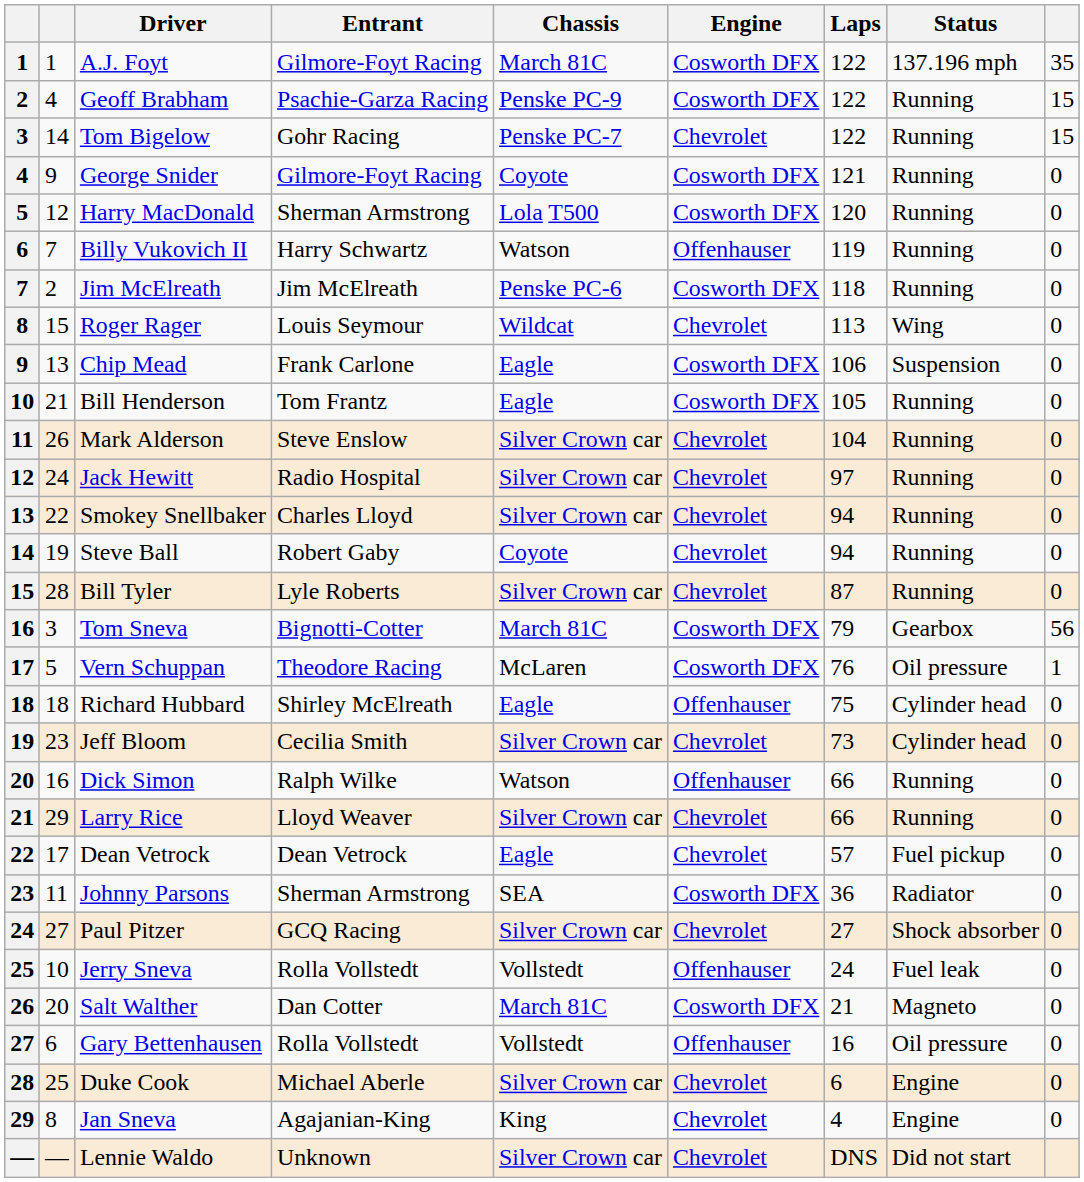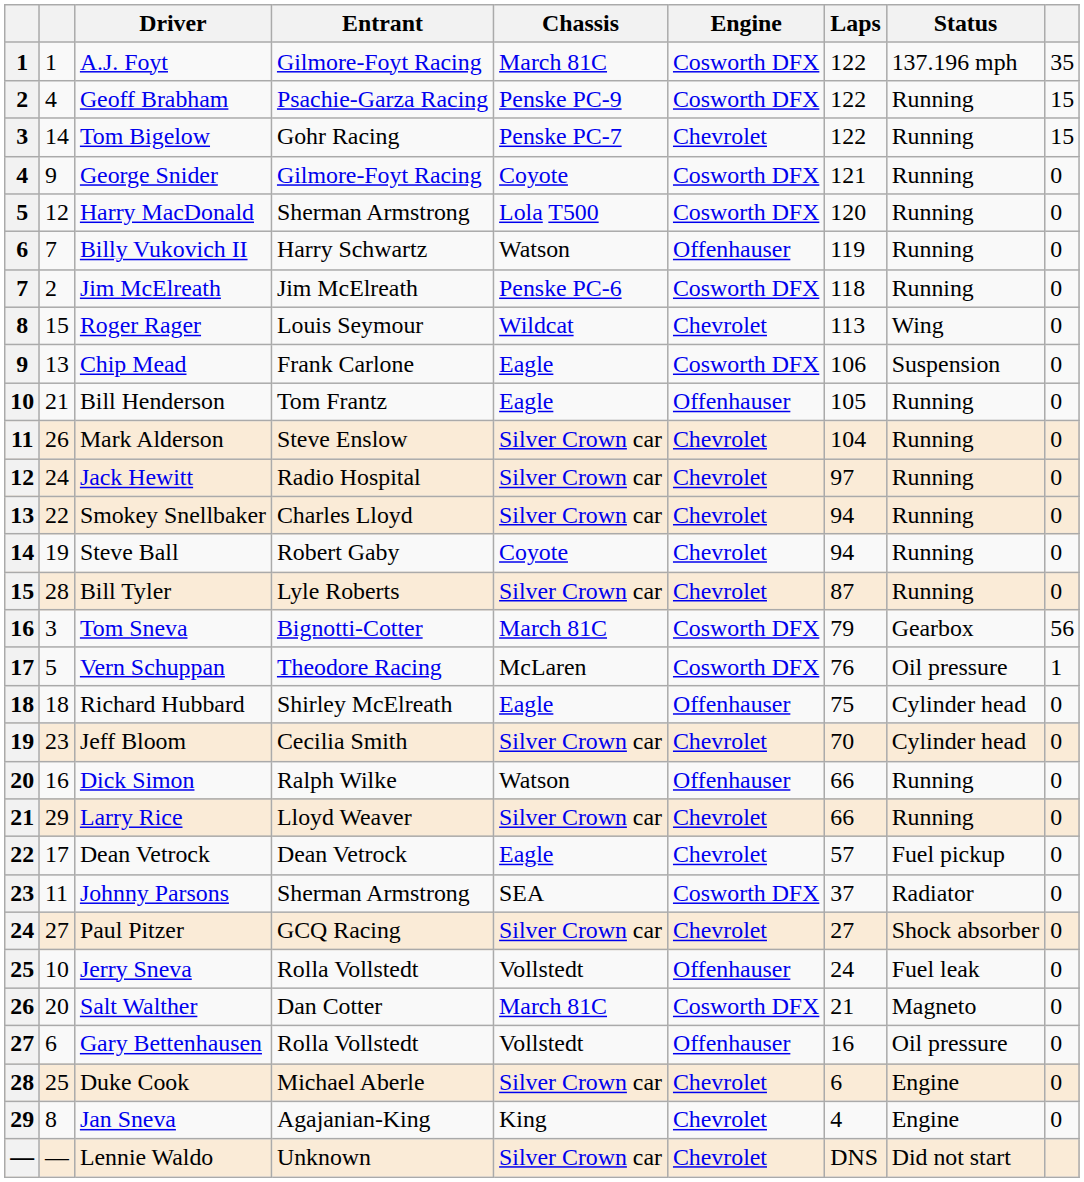(746, 401) Cosworth DFX -> (732, 401) Offenhauser
(842, 741) 73 -> (842, 741) 70
(842, 893) 36 -> (842, 893) 37
